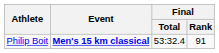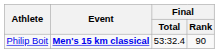(201, 42) 91 -> (201, 42) 90
